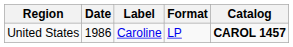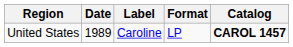(98, 33) 1986 -> (98, 33) 1989
